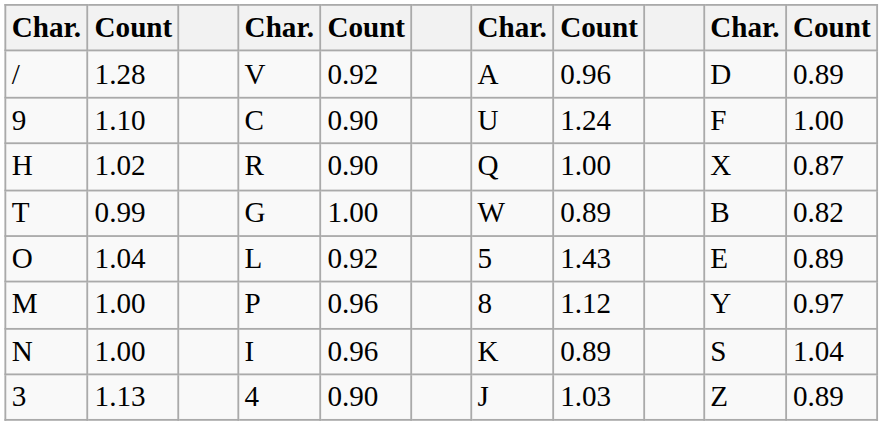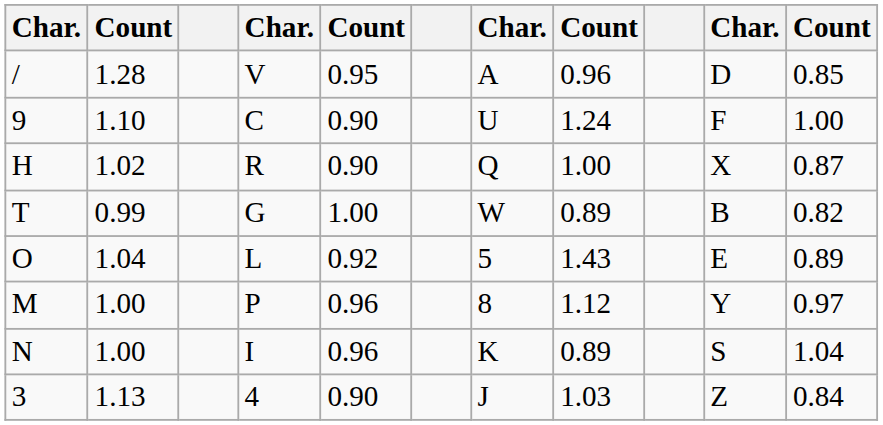(353, 73) 0.92 -> (353, 73) 0.95
(818, 73) 0.89 -> (818, 73) 0.85
(818, 397) 0.89 -> (818, 397) 0.84
